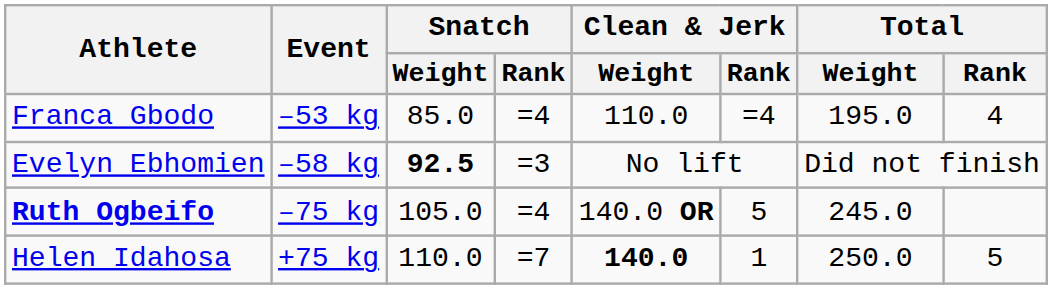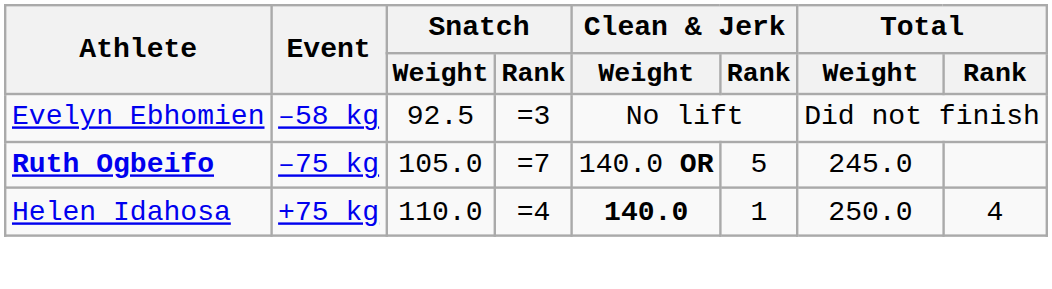- row: (113, 118)
(440, 165) bold -> (440, 118) normal
(534, 212) =4 -> (534, 165) =7
(534, 259) =7 -> (534, 212) =4
(995, 259) 5 -> (995, 212) 4
